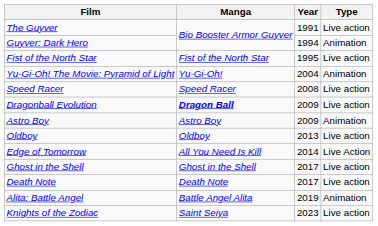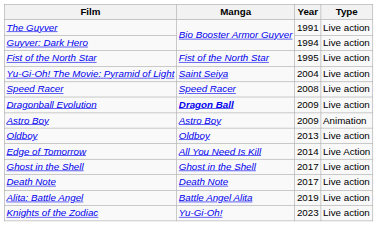(345, 43) Animation -> (346, 43) Live action
(201, 74) Yu-Gi-Oh! -> (204, 74) Saint Seiya
(345, 74) Animation -> (346, 74) Live action
(345, 197) Animation -> (346, 197) Live action
(204, 213) Saint Seiya -> (201, 213) Yu-Gi-Oh!
